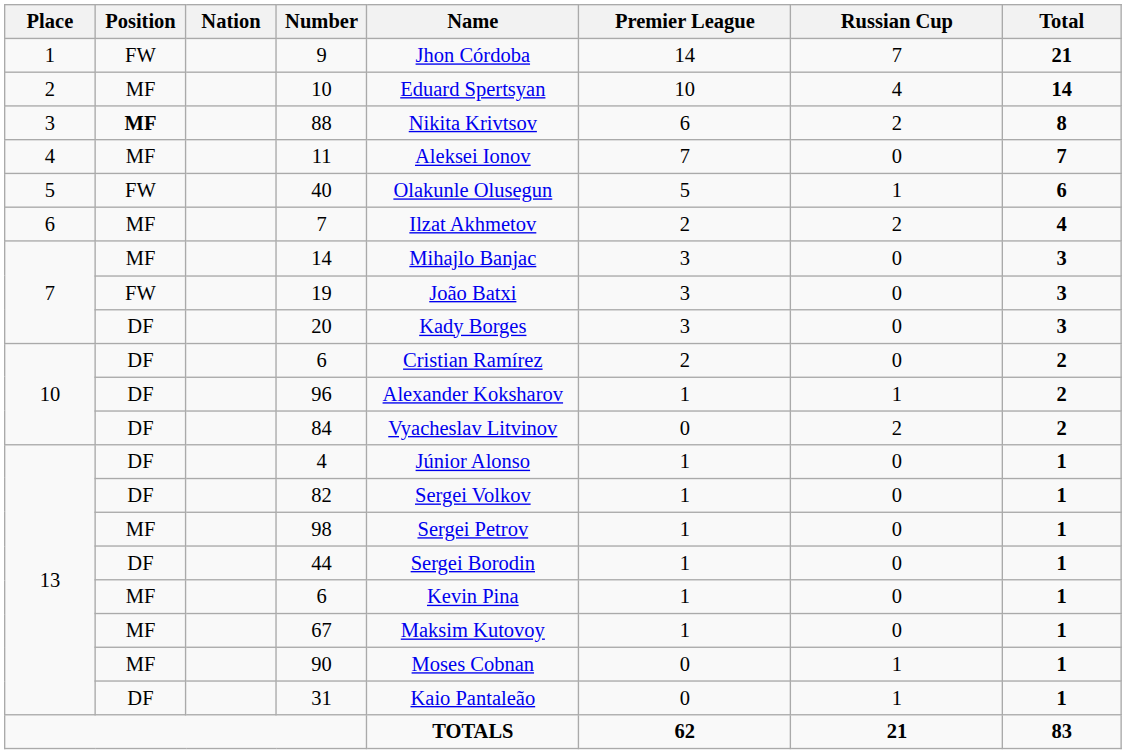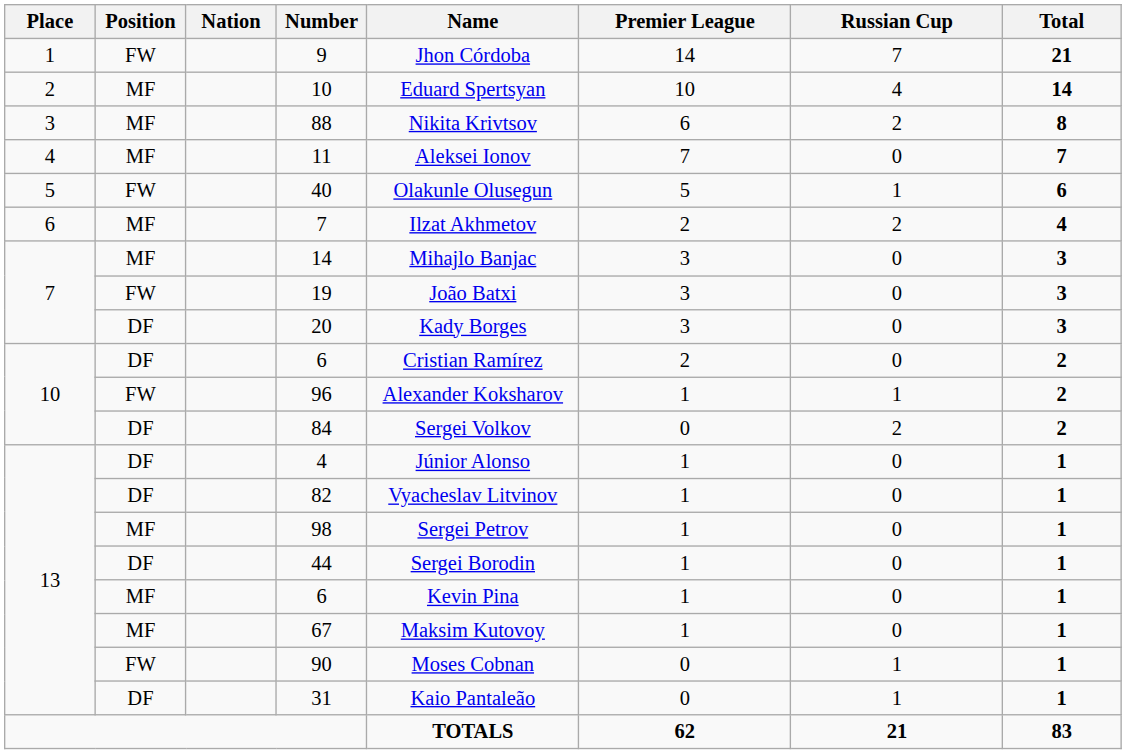(140, 123) bold -> (140, 123) normal
(140, 393) DF -> (140, 393) FW
(473, 427) Vyacheslav Litvinov -> (473, 427) Sergei Volkov
(473, 495) Sergei Volkov -> (473, 495) Vyacheslav Litvinov
(140, 664) MF -> (140, 664) FW
